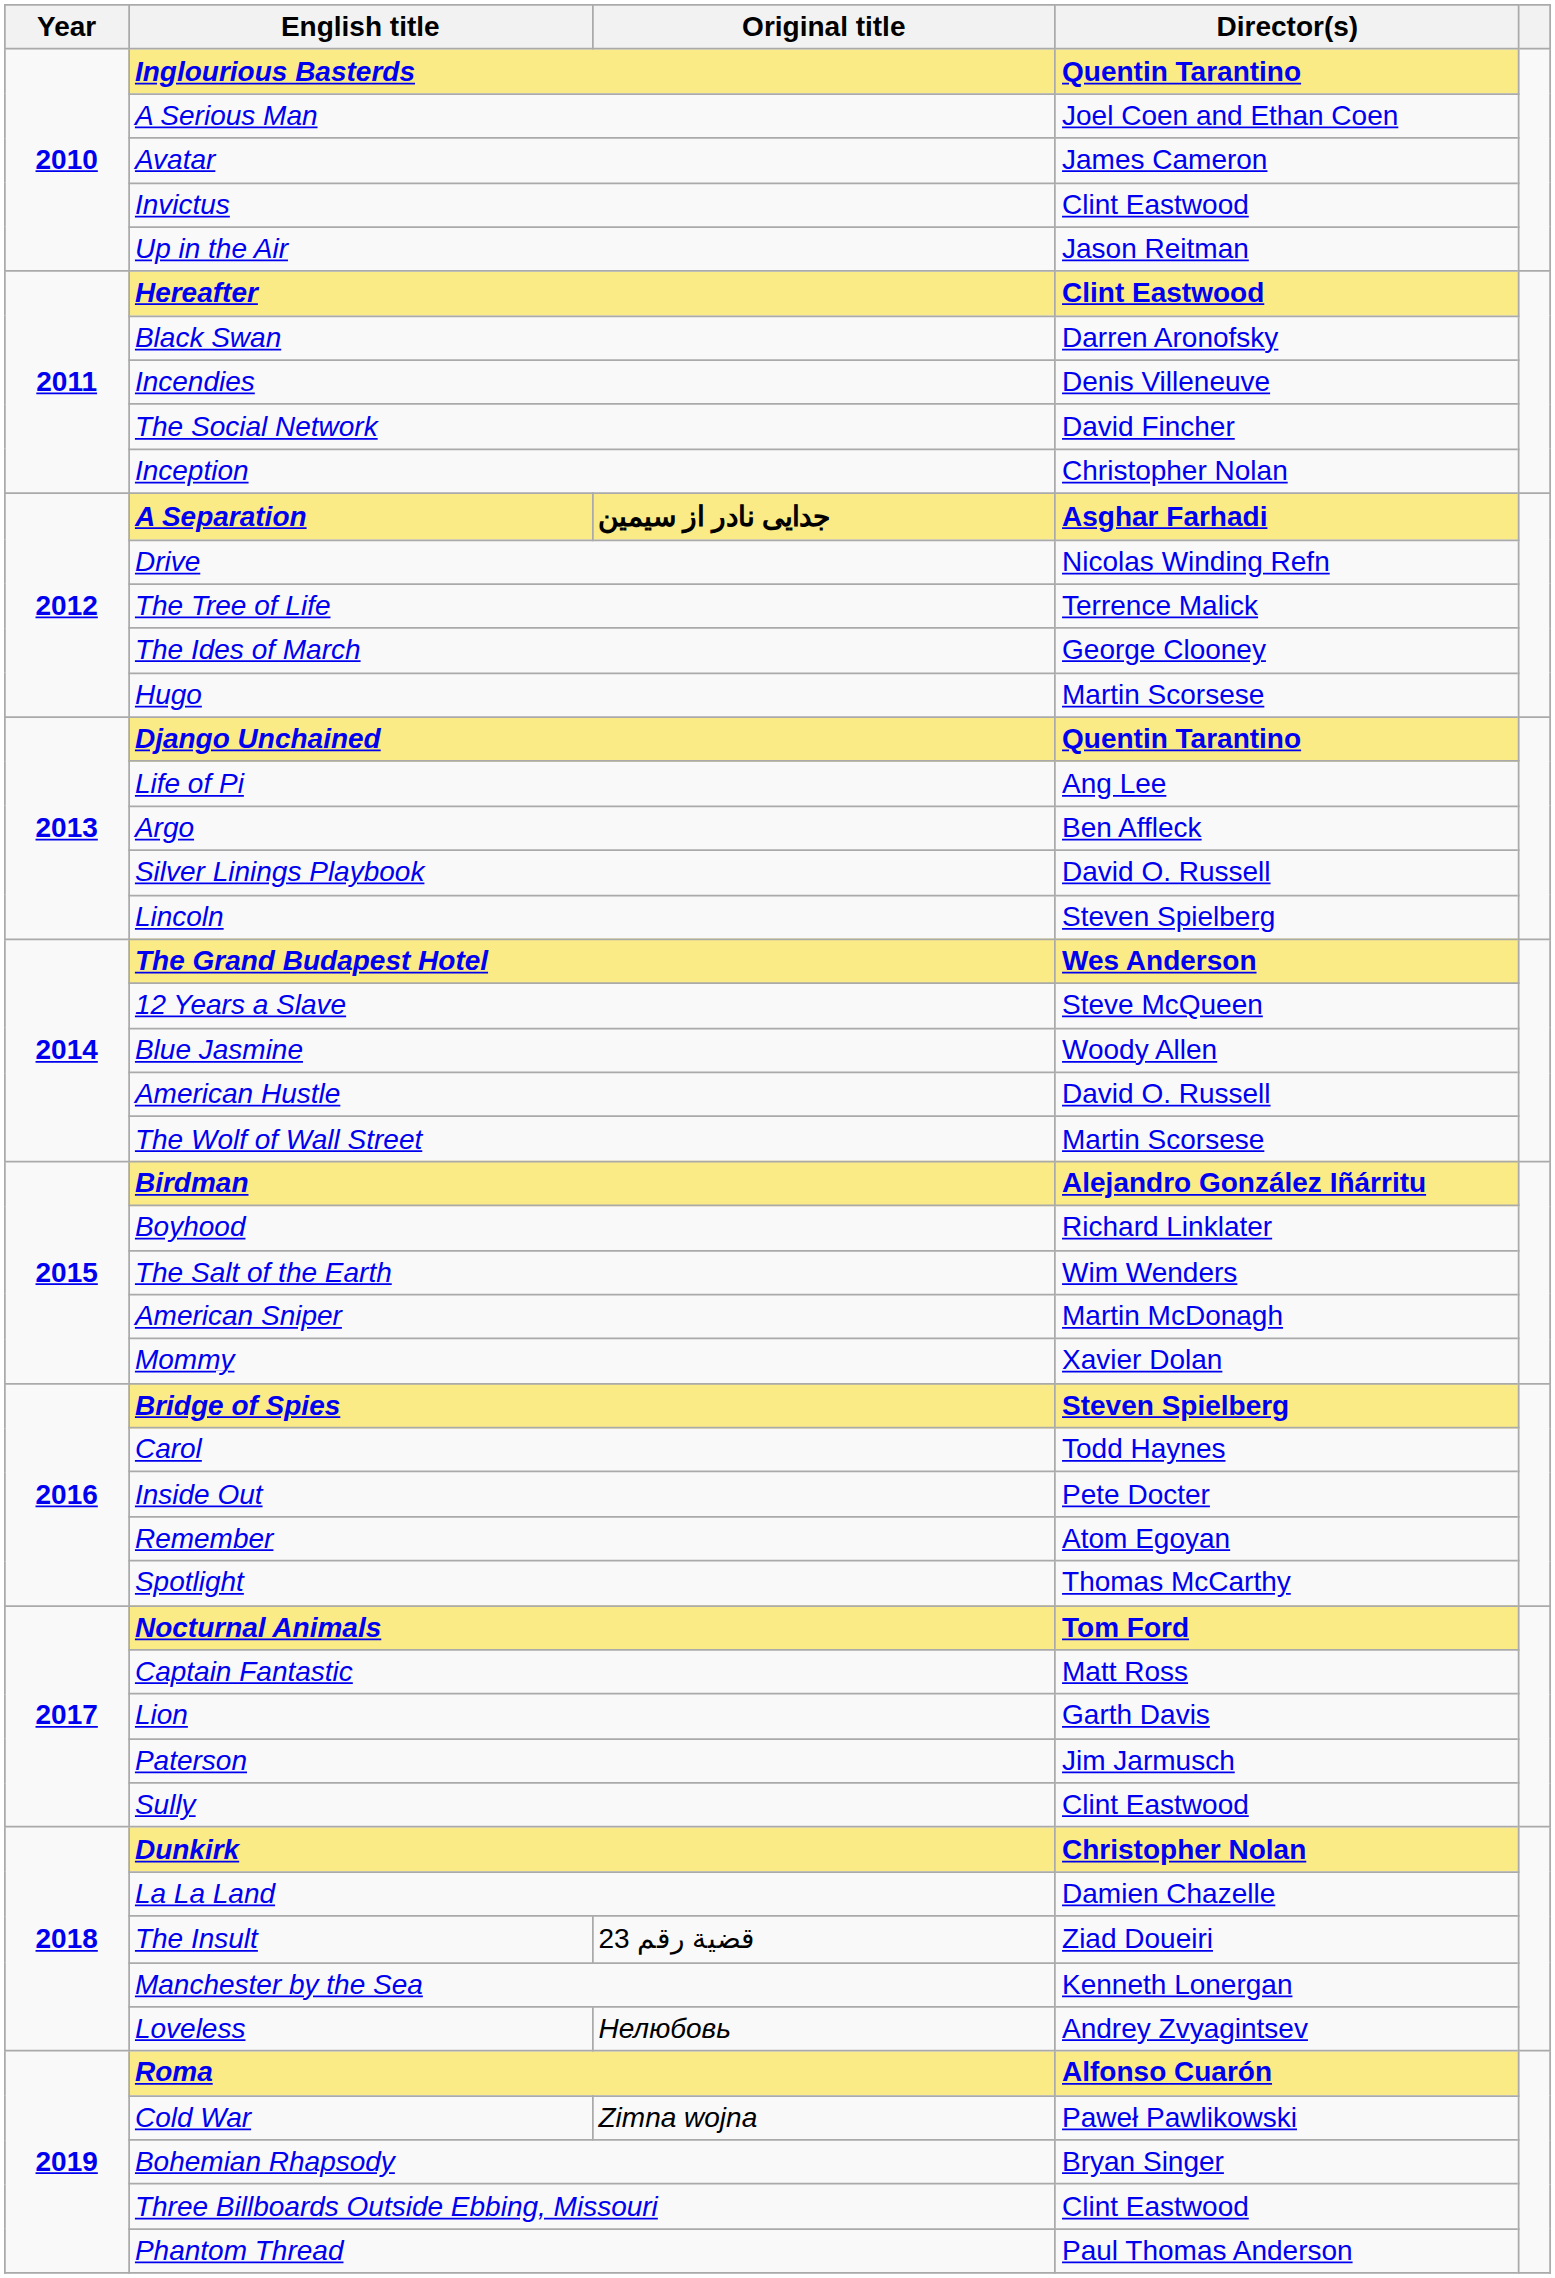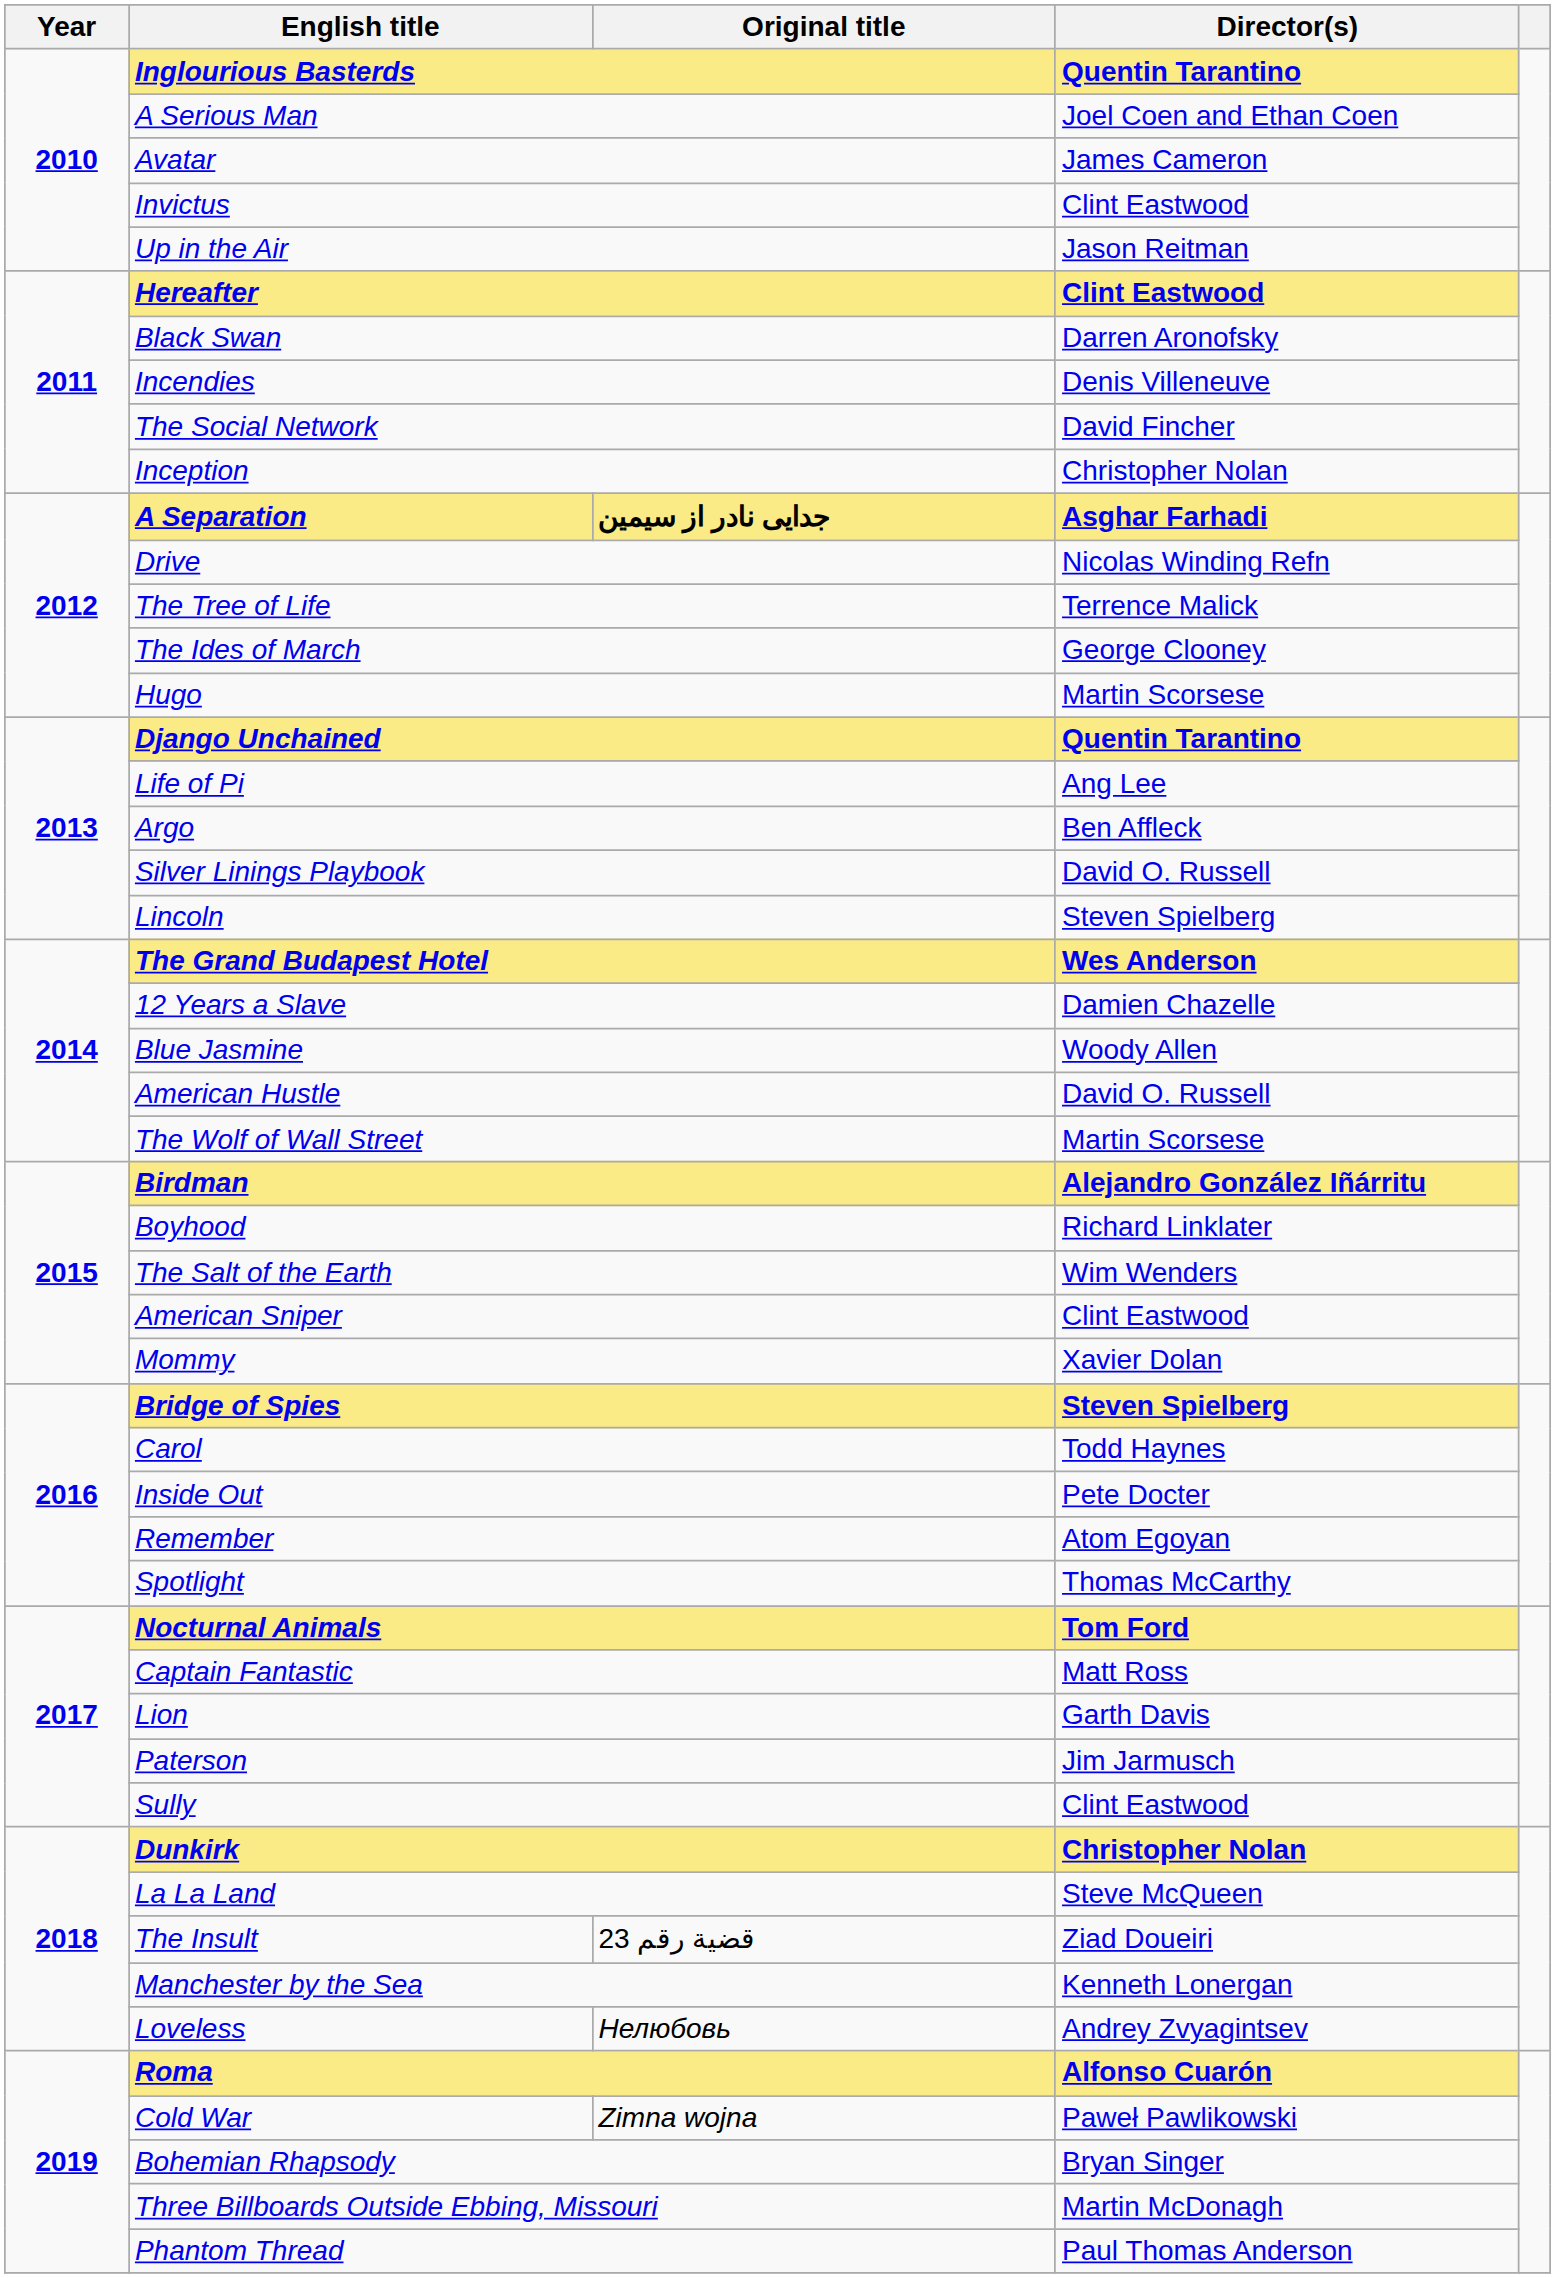(1162, 1005) Steve McQueen -> (1169, 1005) Damien Chazelle
(1173, 1316) Martin McDonagh -> (1155, 1316) Clint Eastwood
(1169, 1893) Damien Chazelle -> (1162, 1893) Steve McQueen
(1155, 2206) Clint Eastwood -> (1173, 2206) Martin McDonagh
